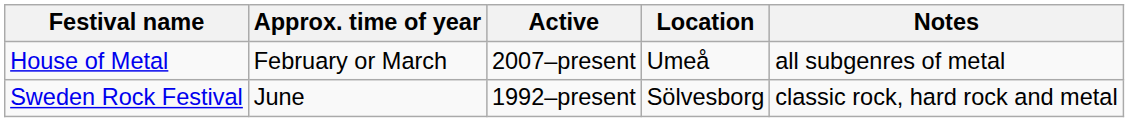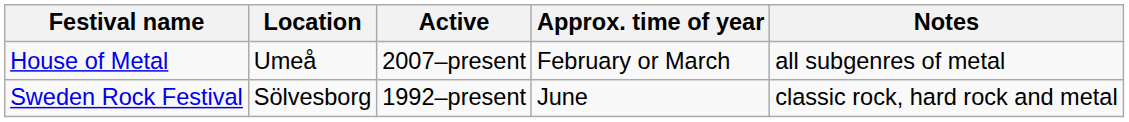columns swapped: (705, 23) <-> (367, 23)
